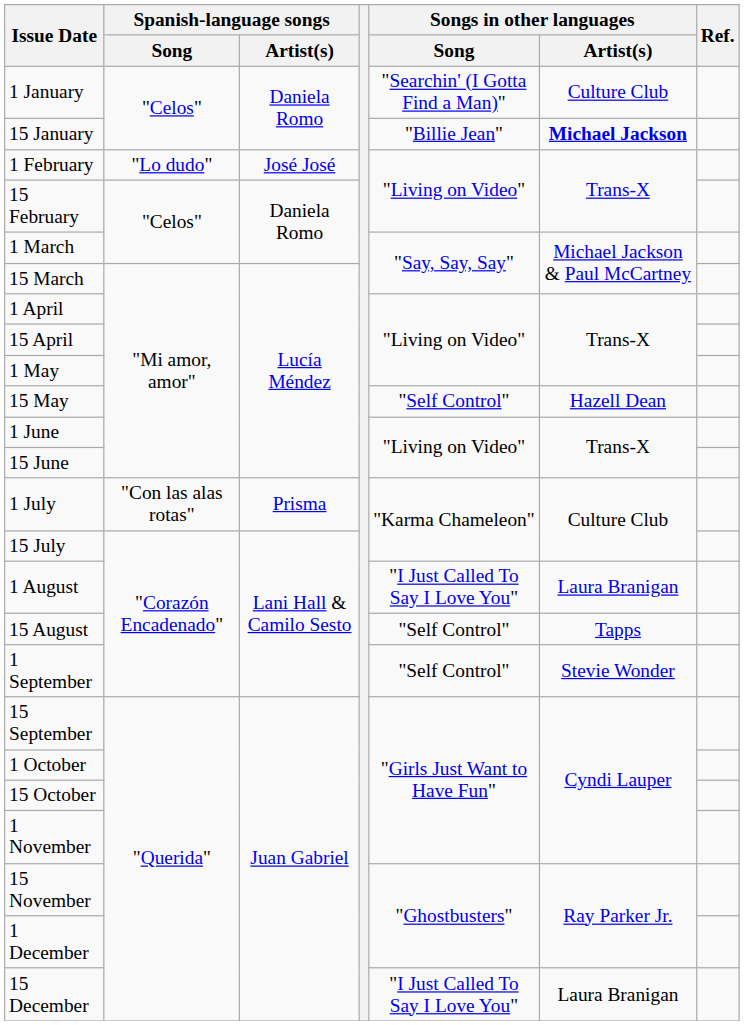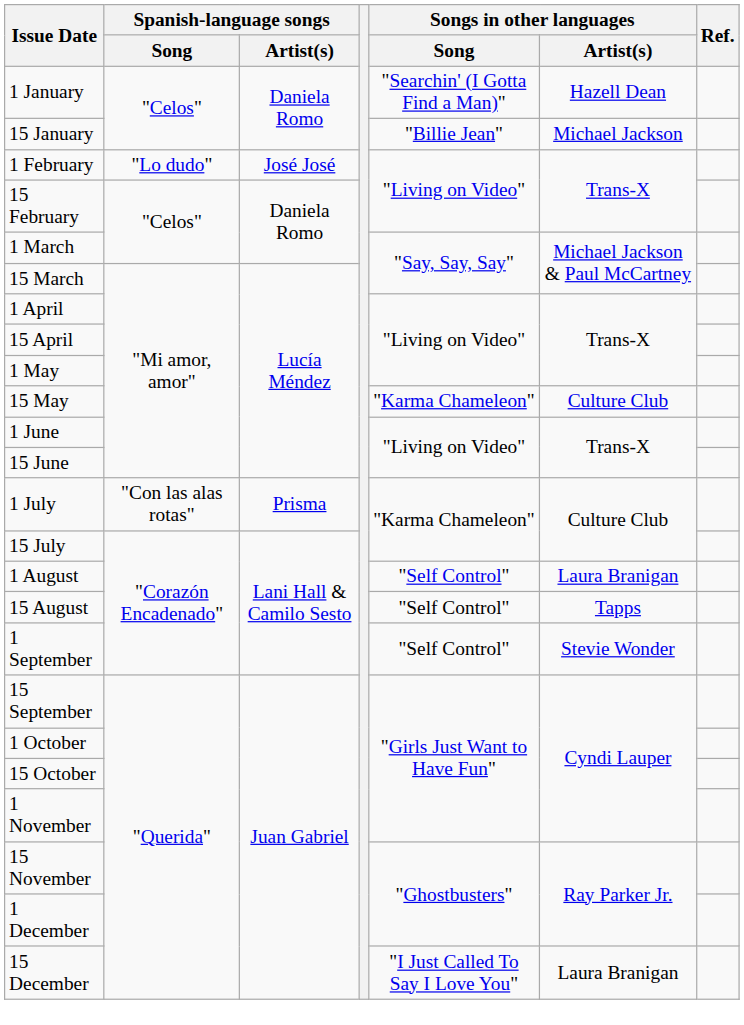(618, 92) Culture Club -> (618, 92) Hazell Dean
(618, 133) bold -> (618, 133) normal
(454, 401) "Self Control" -> (454, 401) "Karma Chameleon"
(618, 401) Hazell Dean -> (618, 401) Culture Club
(454, 587) "I Just Called To Say I Love You" -> (454, 576) "Self Control"
